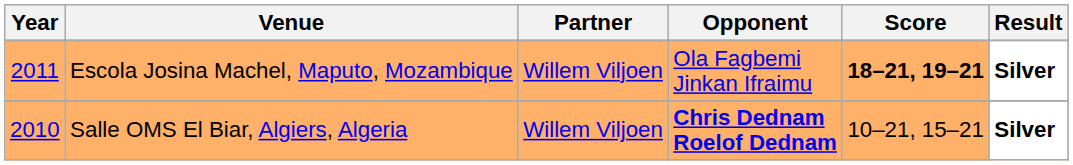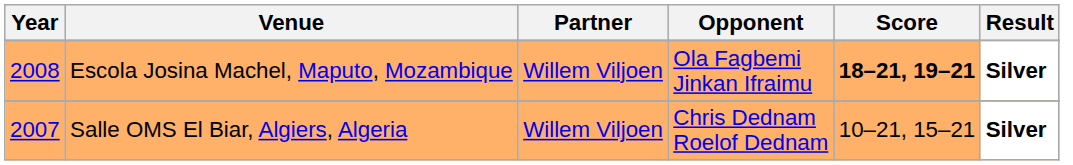(35, 70) 2011 -> (35, 70) 2008
(35, 131) 2010 -> (35, 131) 2007
(755, 131) bold -> (751, 131) normal
